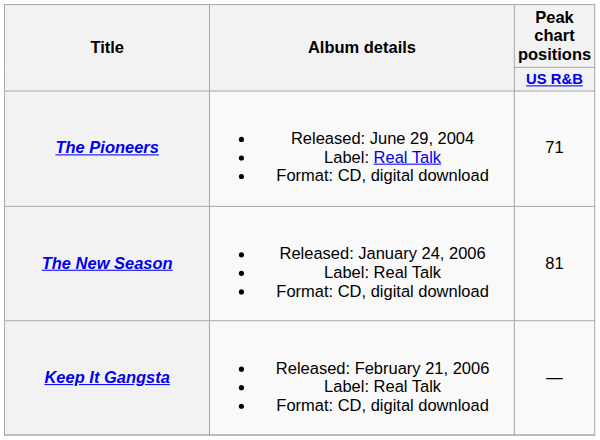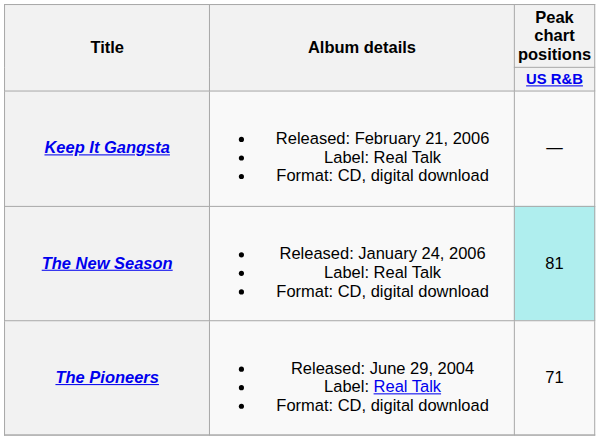rows swapped: (107, 148) <-> (107, 377)
(555, 263) no background -> (555, 263) paleturquoise background
